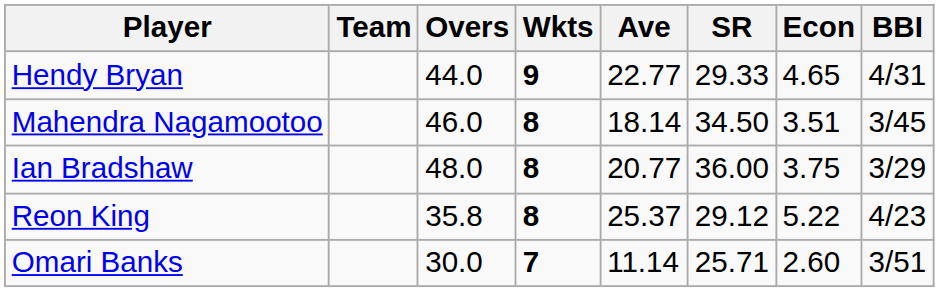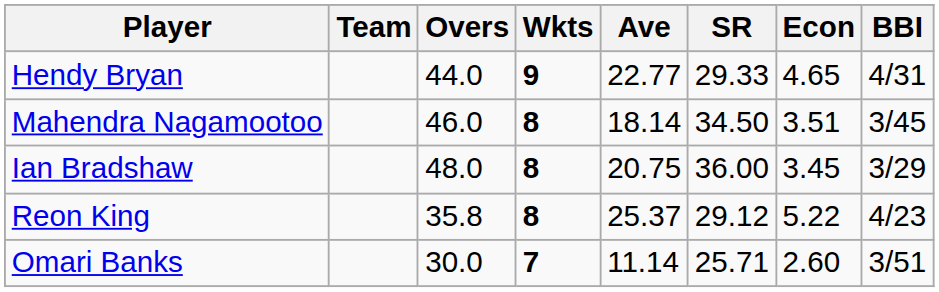(644, 168) 20.77 -> (644, 168) 20.75
(811, 168) 3.75 -> (811, 168) 3.45
